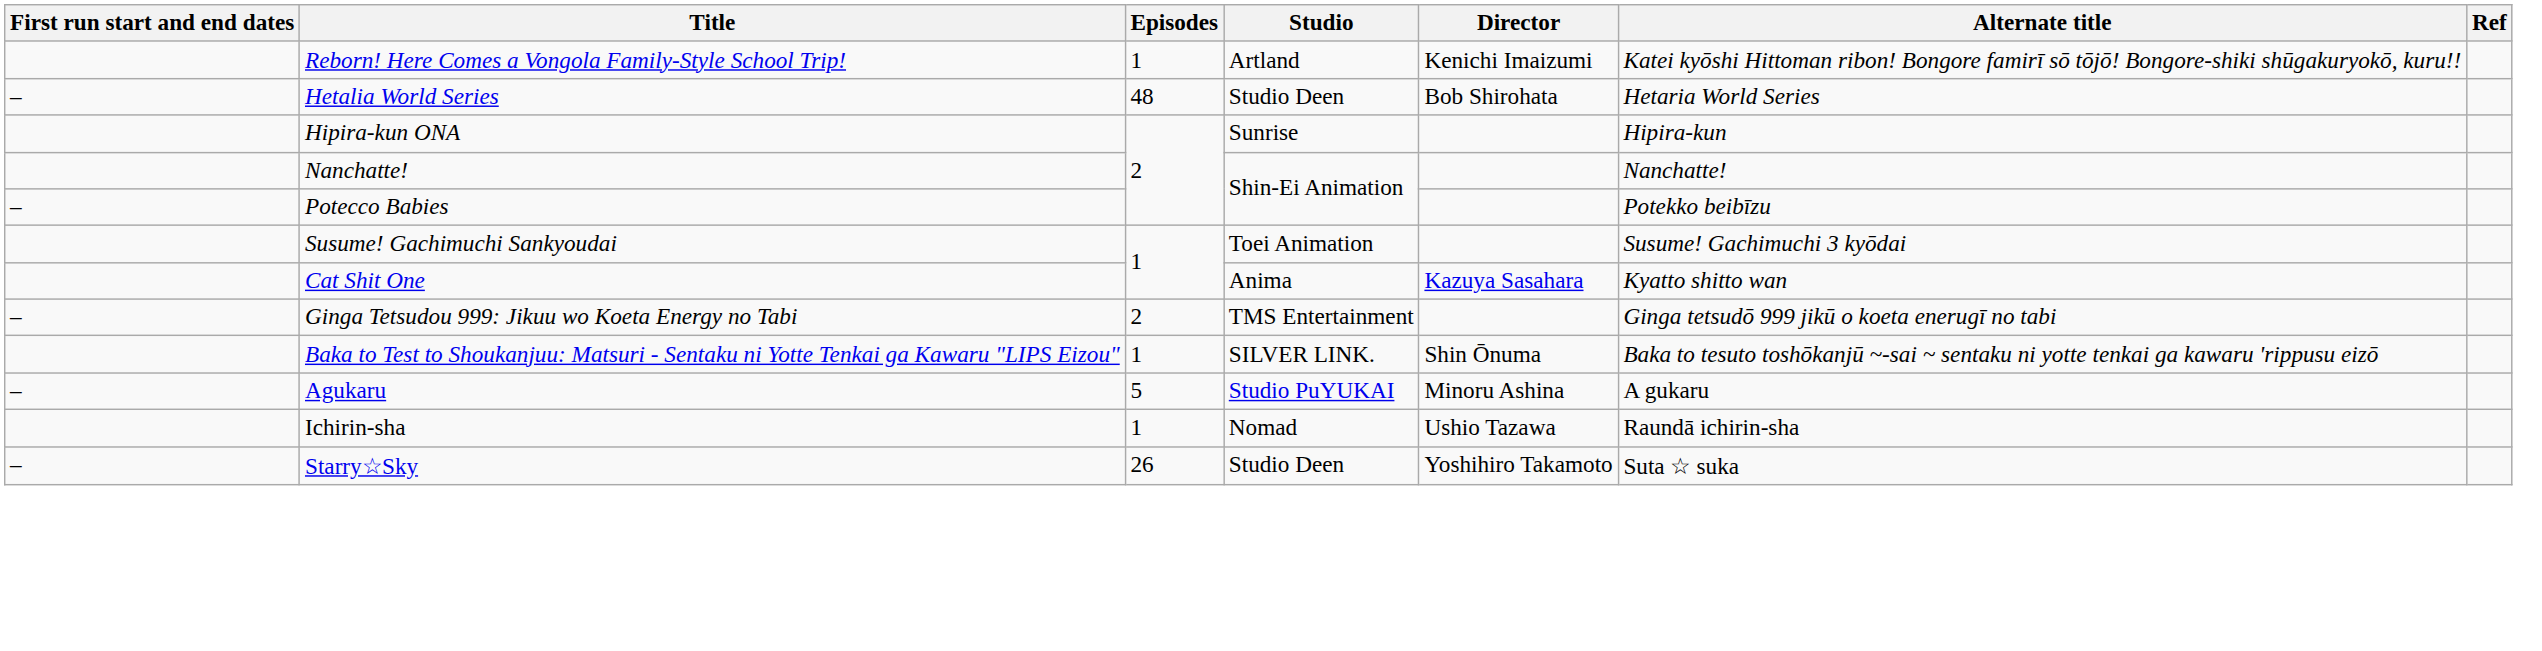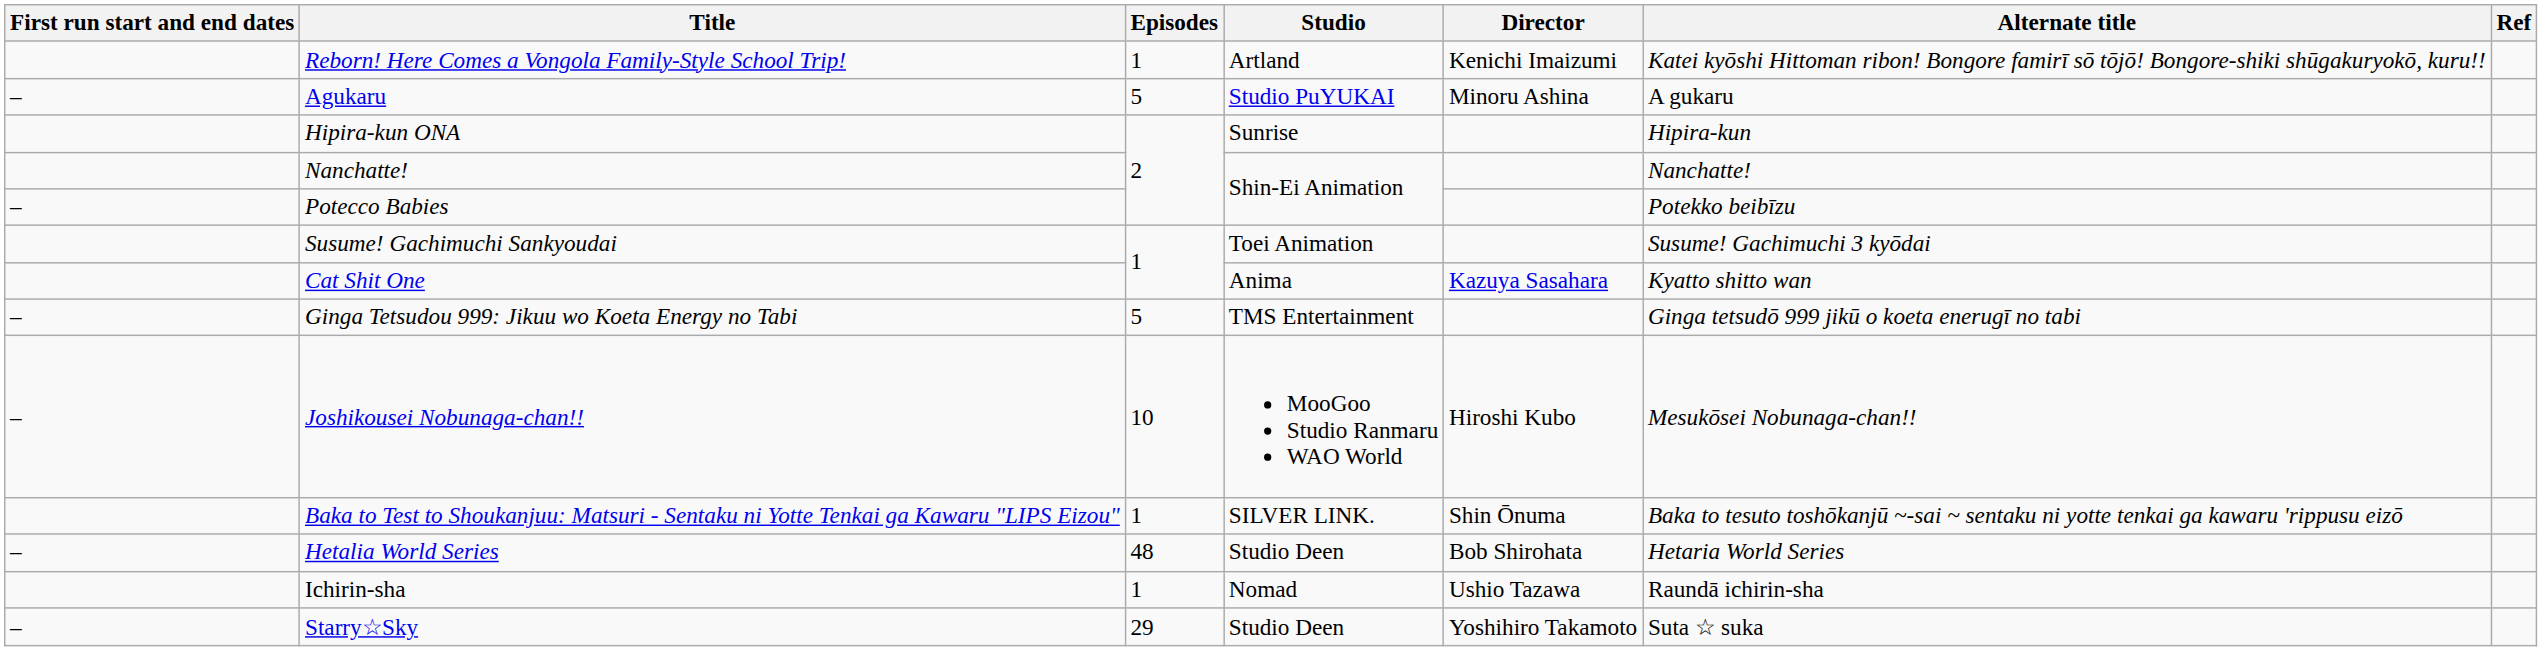rows swapped: (402, 96) <-> (346, 390)
(1136, 317) 2 -> (1136, 317) 5
+ row: (444, 416)
(1142, 465) 26 -> (1142, 626) 29
